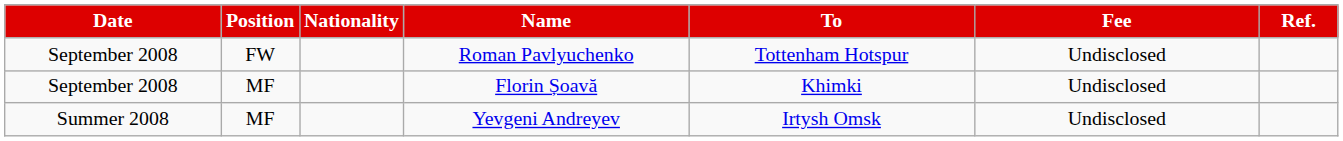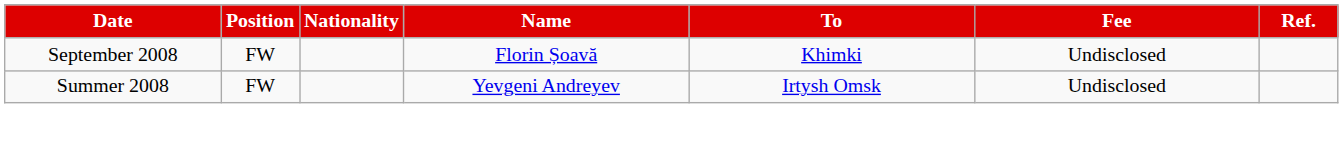- row: (546, 54)
(260, 86) MF -> (260, 54) FW
(260, 119) MF -> (260, 86) FW
